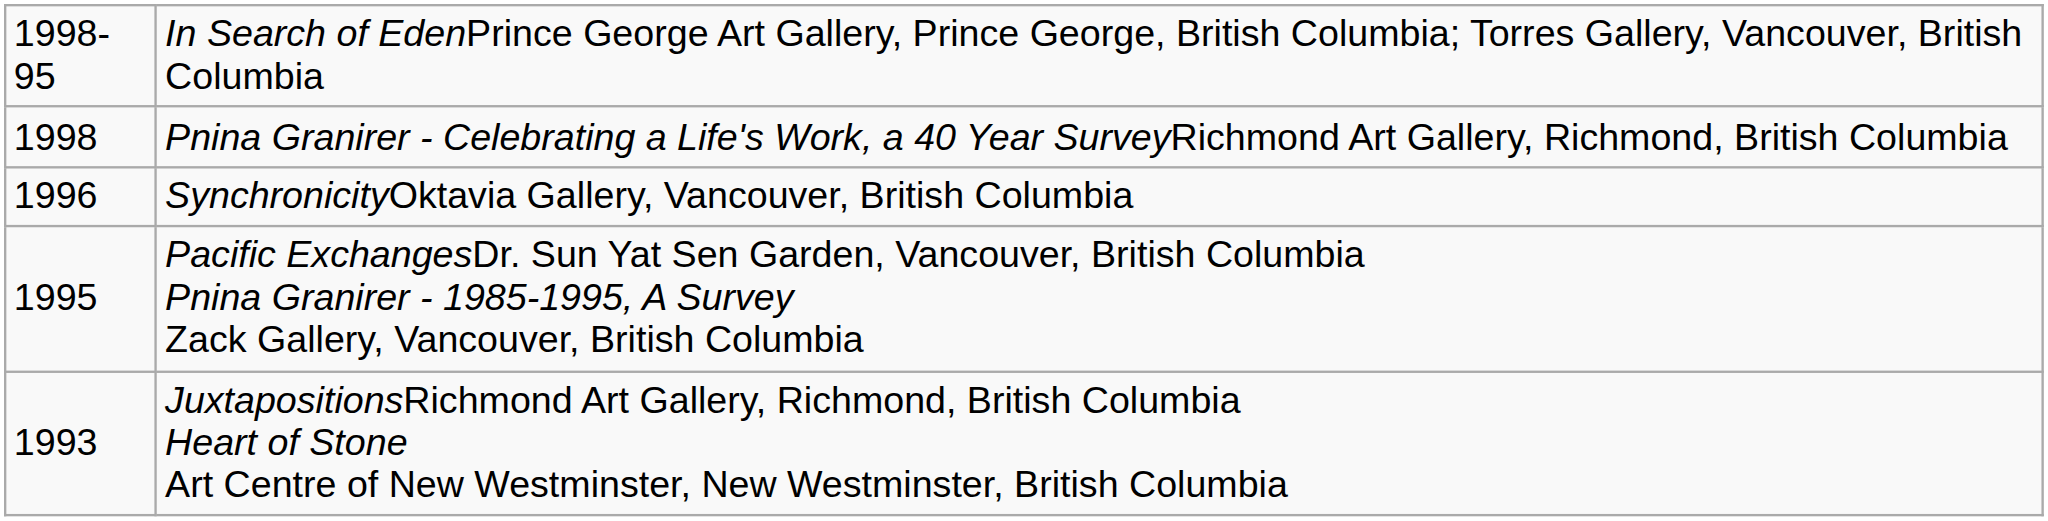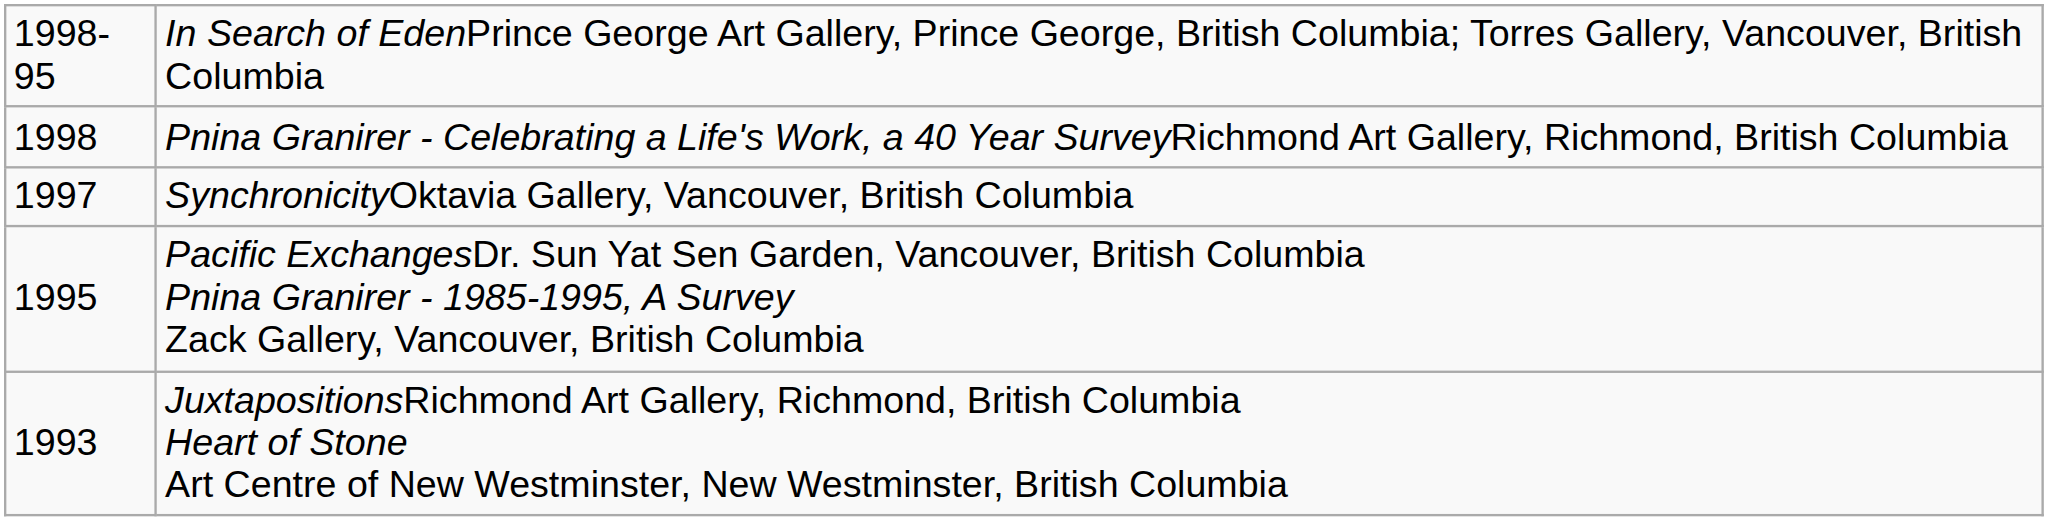(56, 195) 1996 -> (56, 195) 1997
